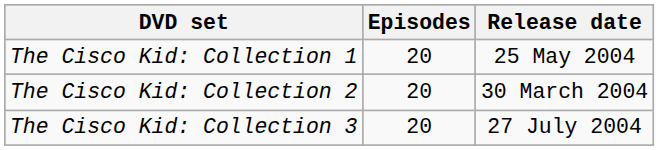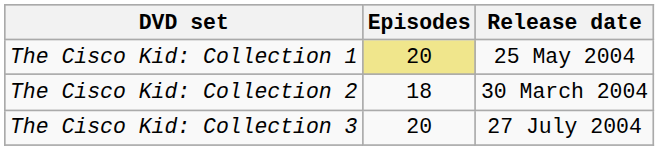(419, 57) no background -> (419, 57) khaki background
(419, 92) 20 -> (419, 92) 18
